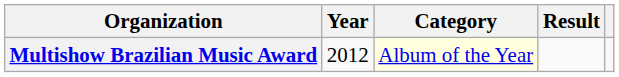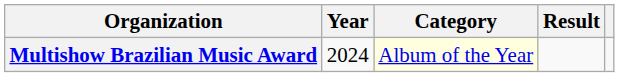(348, 54) 2012 -> (348, 54) 2024
